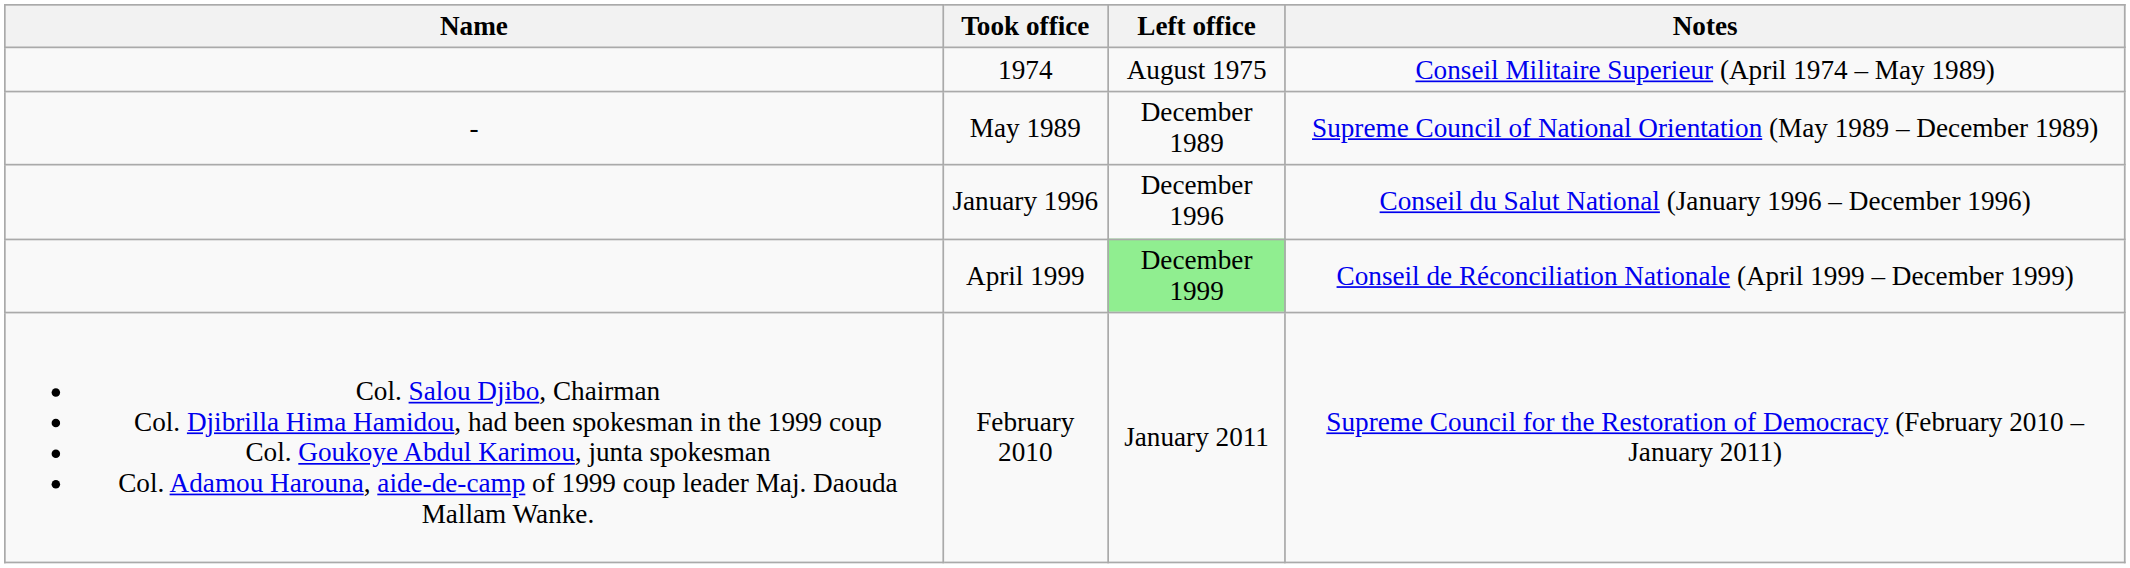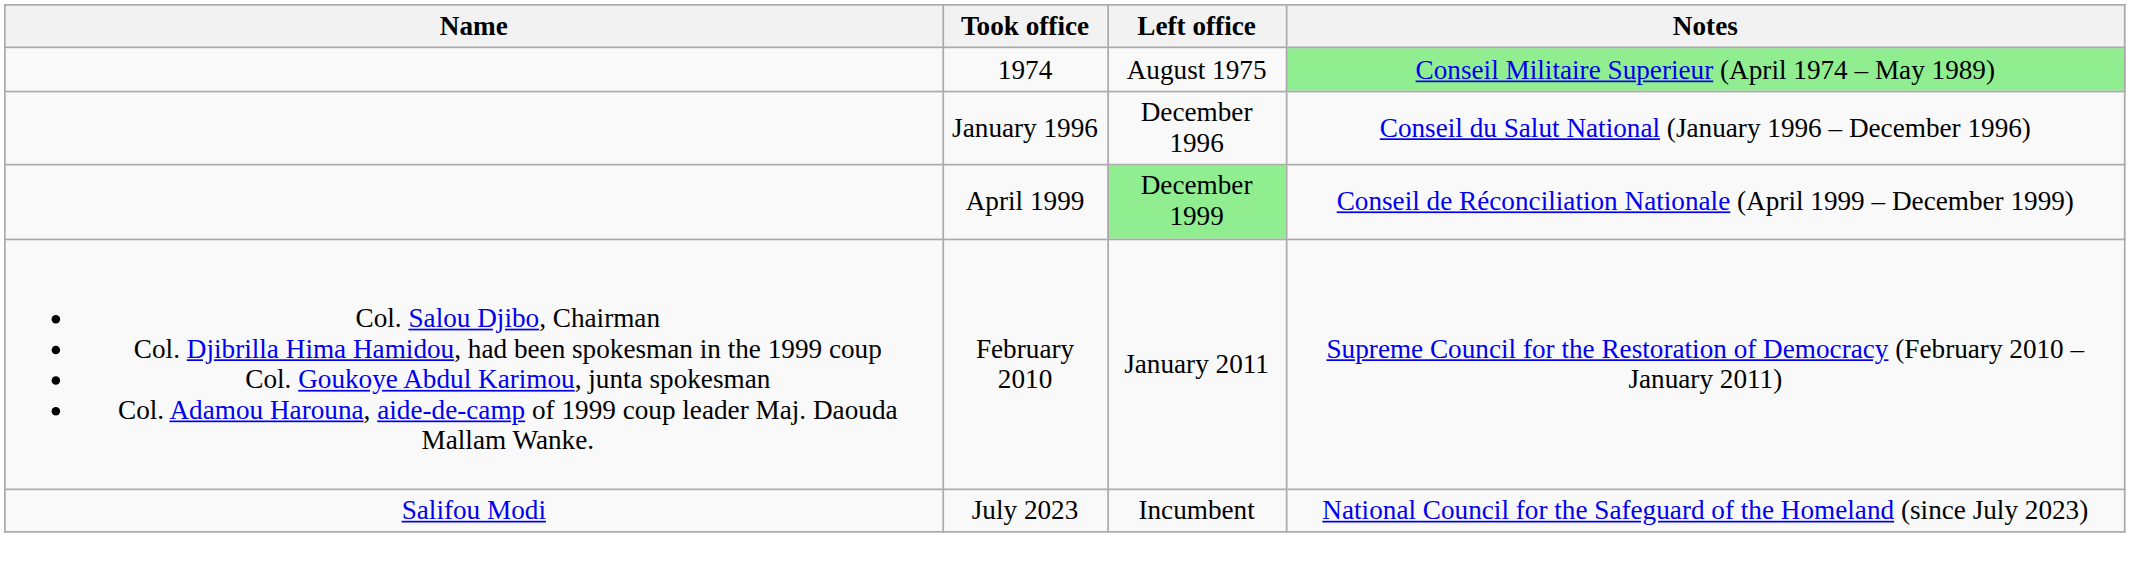(1705, 69) no background -> (1705, 69) lightgreen background
- row: (1025, 127)
+ row: (1025, 510)
